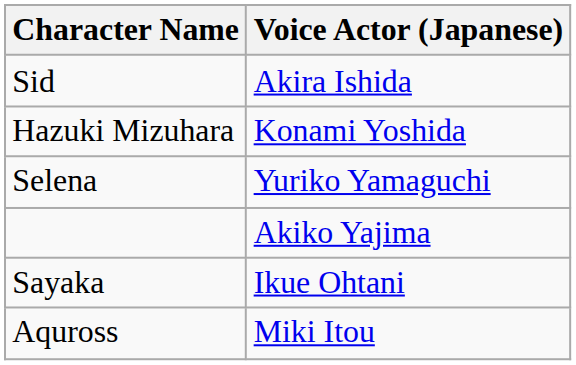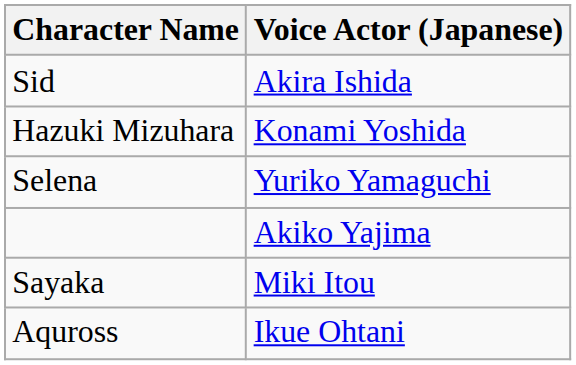(329, 282) Ikue Ohtani -> (314, 282) Miki Itou
(314, 332) Miki Itou -> (329, 332) Ikue Ohtani
